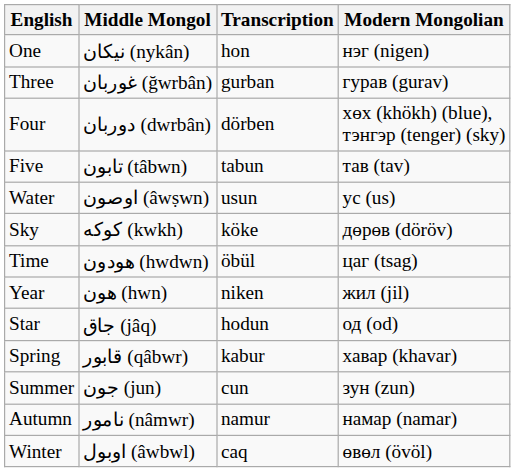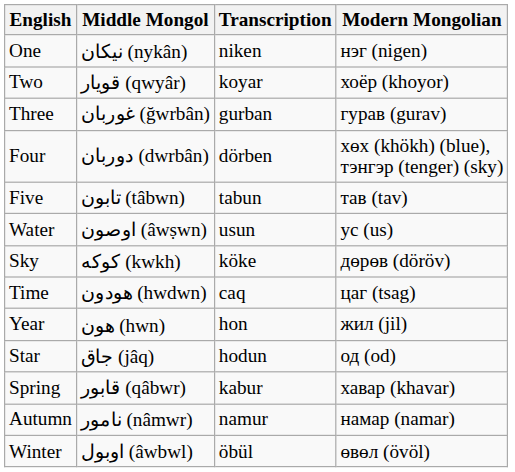(235, 50) hon -> (240, 50) niken
+ row: (26, 82)
(238, 261) öbül -> (232, 292) caq
(242, 292) niken -> (233, 324) hon
- row: (42, 387)
(234, 450) caq -> (236, 450) öbül
